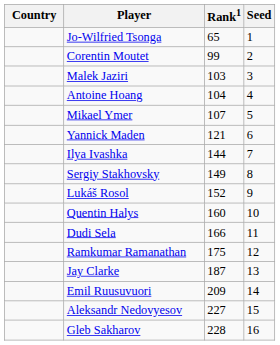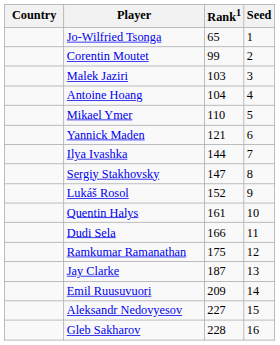(216, 115) 107 -> (216, 115) 110
(216, 173) 149 -> (216, 173) 147
(216, 212) 160 -> (216, 212) 161
